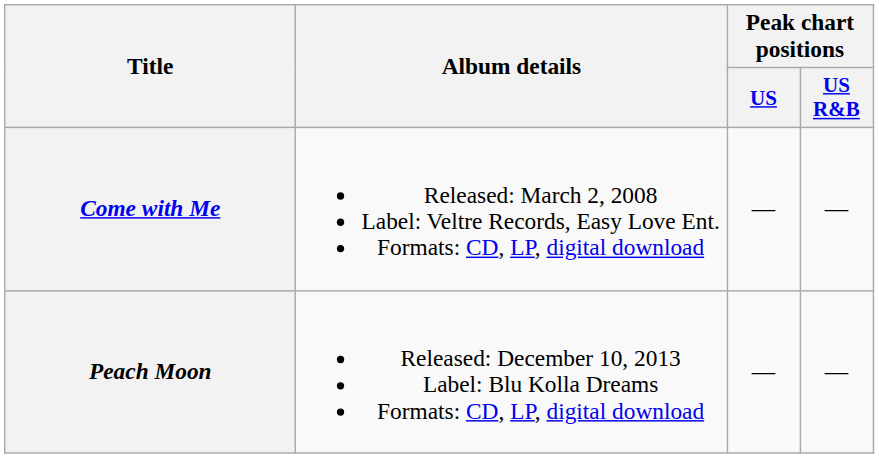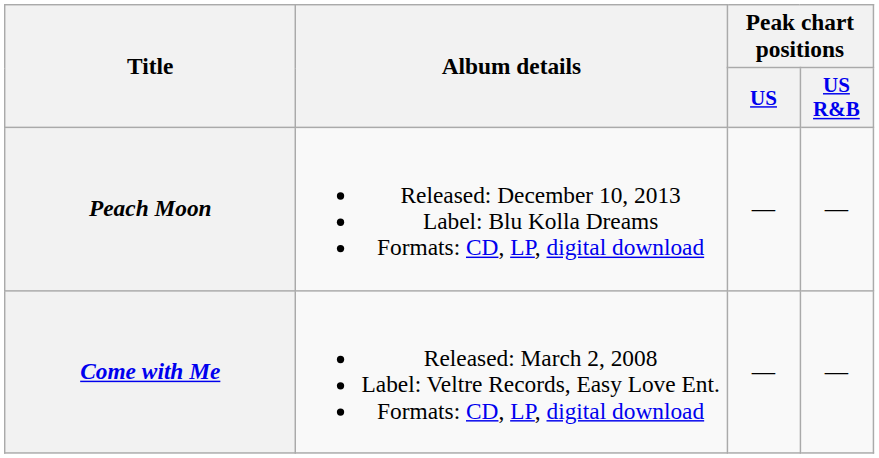rows swapped: (150, 208) <-> (150, 371)
